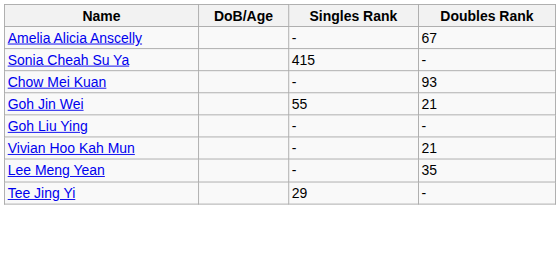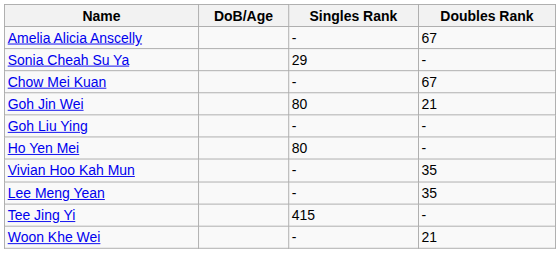(303, 60) 415 -> (300, 60) 29
(429, 82) 93 -> (429, 82) 67
(300, 104) 55 -> (300, 104) 80
+ row: (43, 149)
(429, 149) 21 -> (429, 171) 35
(300, 193) 29 -> (303, 215) 415
+ row: (54, 237)
